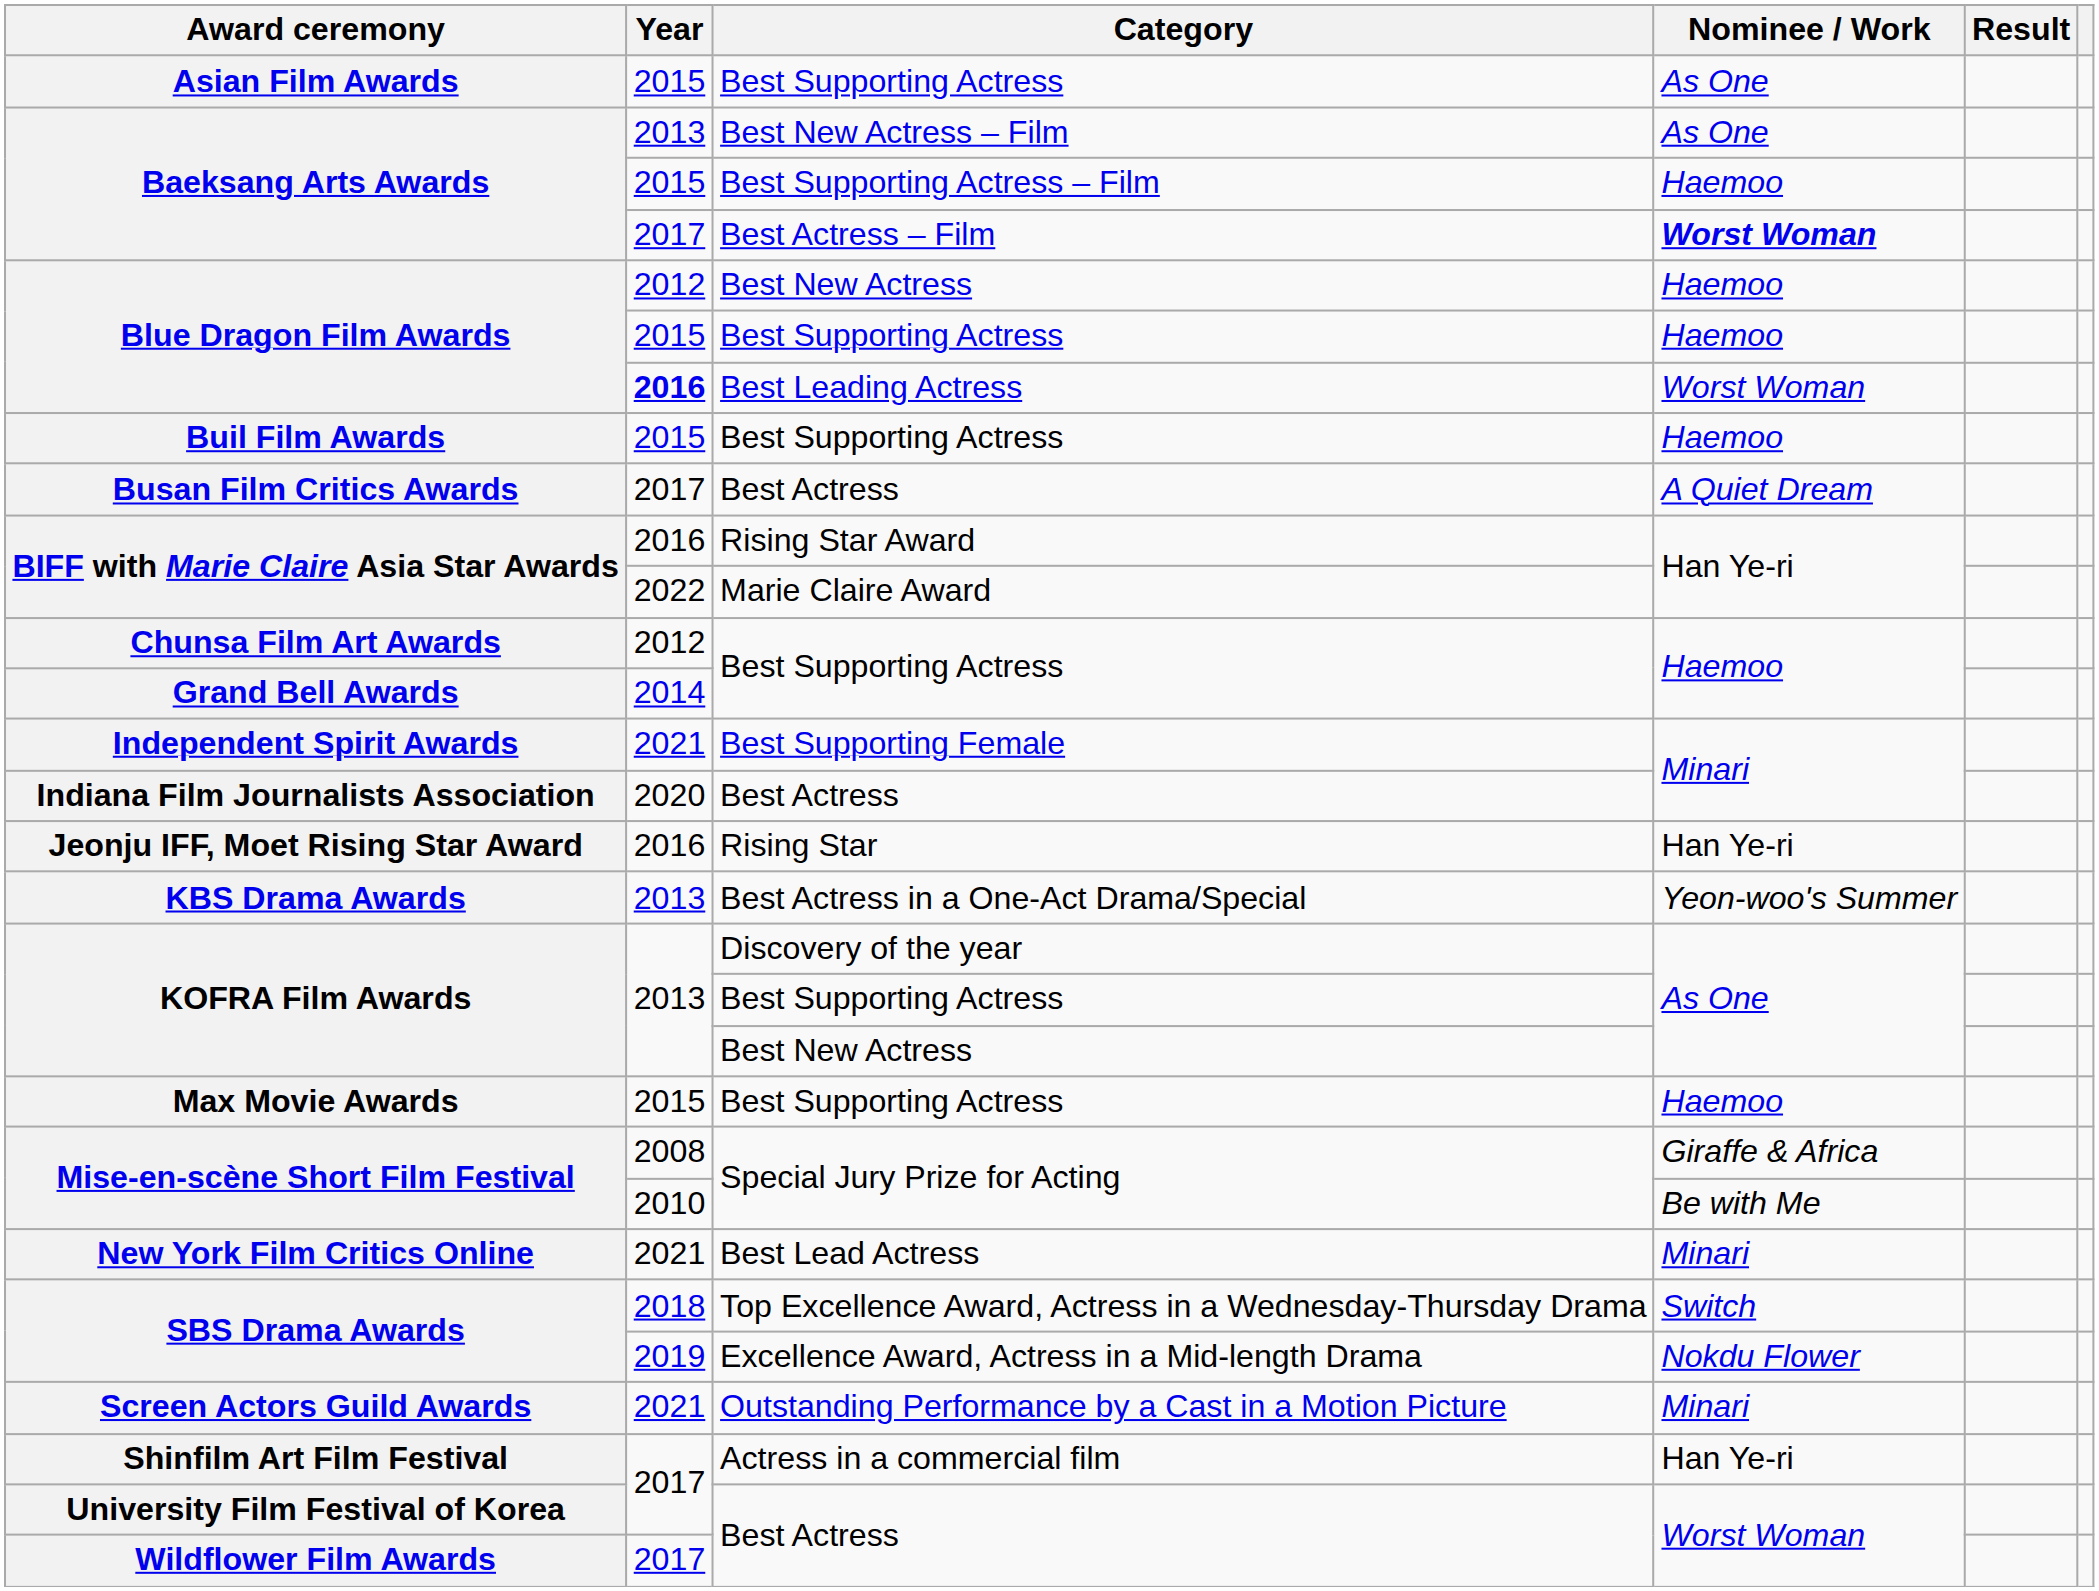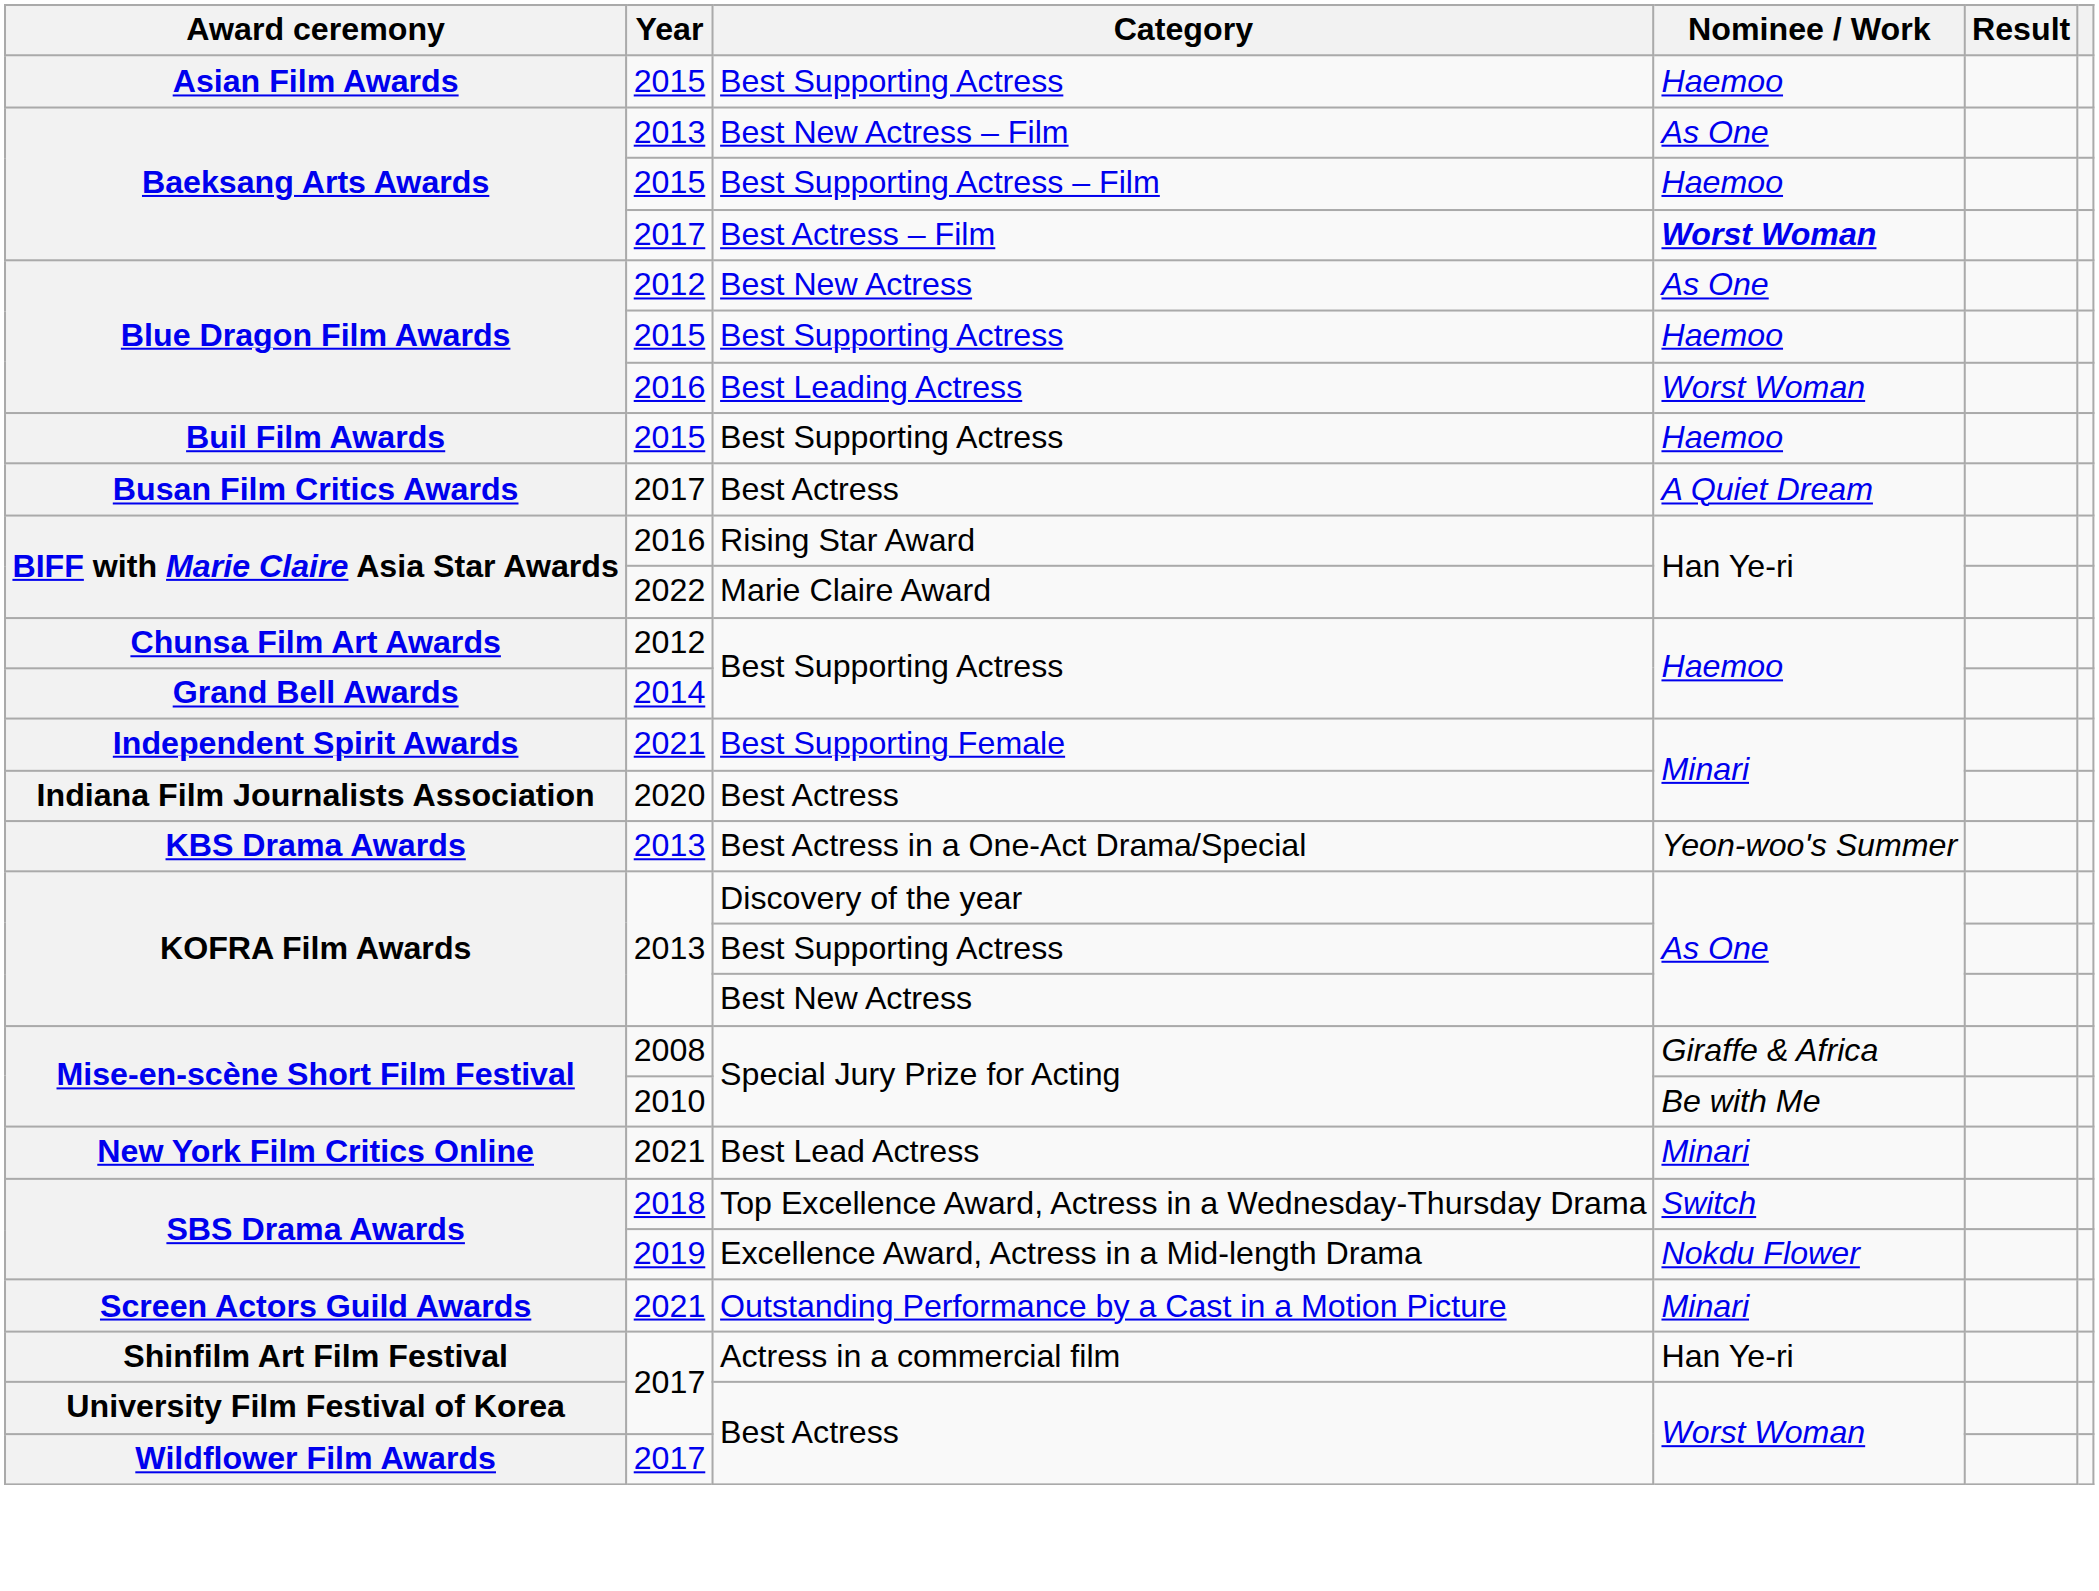(1715, 81) As One -> (1722, 81) Haemoo
(1722, 285) Haemoo -> (1715, 285) As One
(669, 387) bold -> (669, 387) normal
- row: (316, 846)
- row: (316, 1101)
